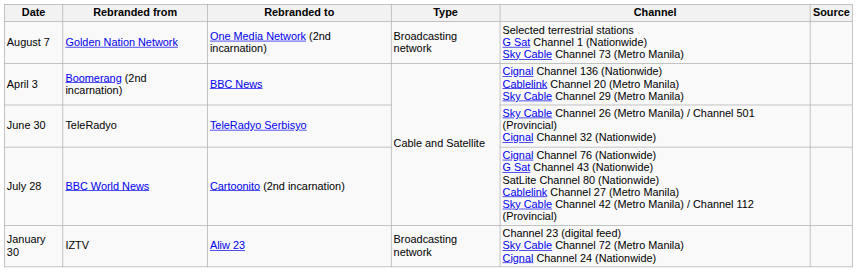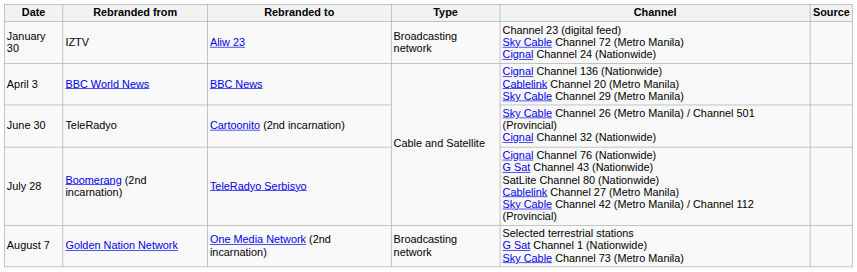rows swapped: (26, 246) <-> (28, 42)
(106, 84) Boomerang (2nd incarnation) -> (107, 84) BBC World News
(258, 126) TeleRadyo Serbisyo -> (277, 126) Cartoonito (2nd incarnation)
(107, 186) BBC World News -> (106, 186) Boomerang (2nd incarnation)
(277, 186) Cartoonito (2nd incarnation) -> (258, 186) TeleRadyo Serbisyo
